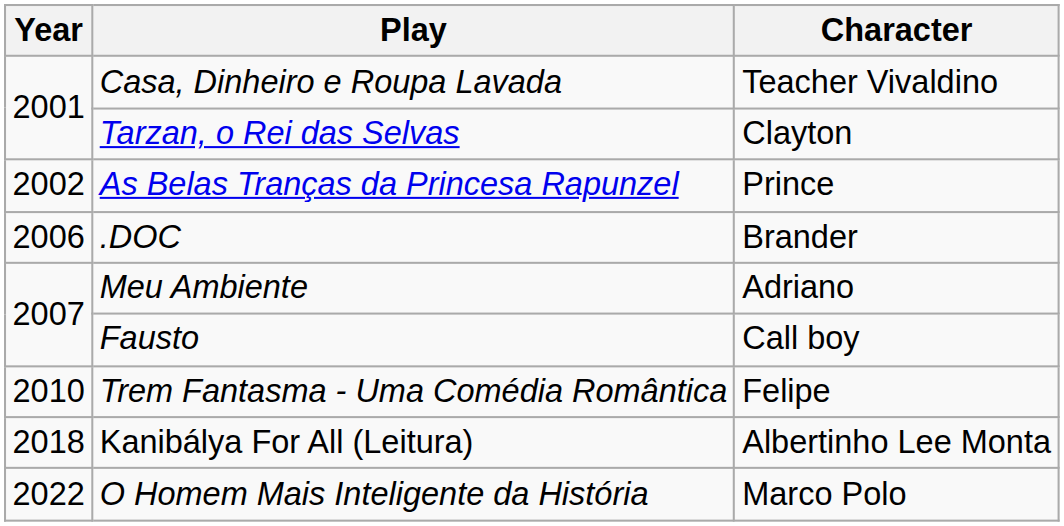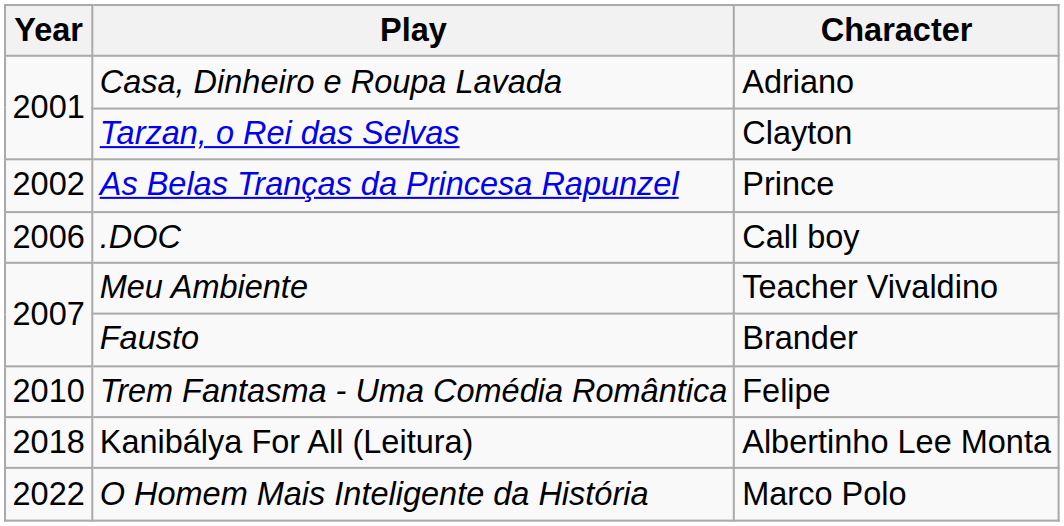(870, 81) Teacher Vivaldino -> (798, 81) Adriano
(800, 236) Brander -> (801, 236) Call boy
(798, 287) Adriano -> (870, 287) Teacher Vivaldino
(801, 339) Call boy -> (800, 339) Brander
